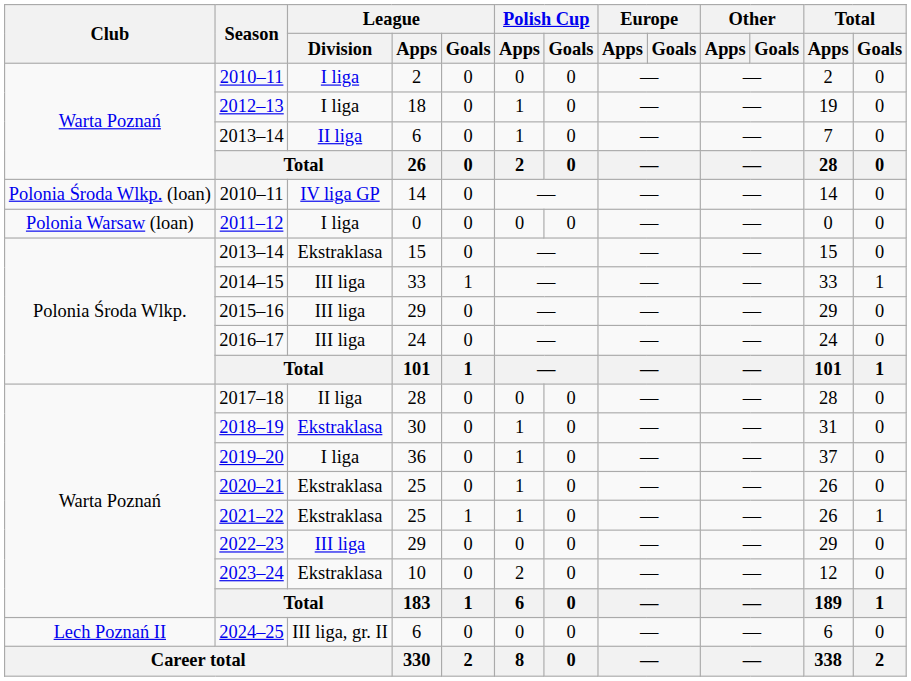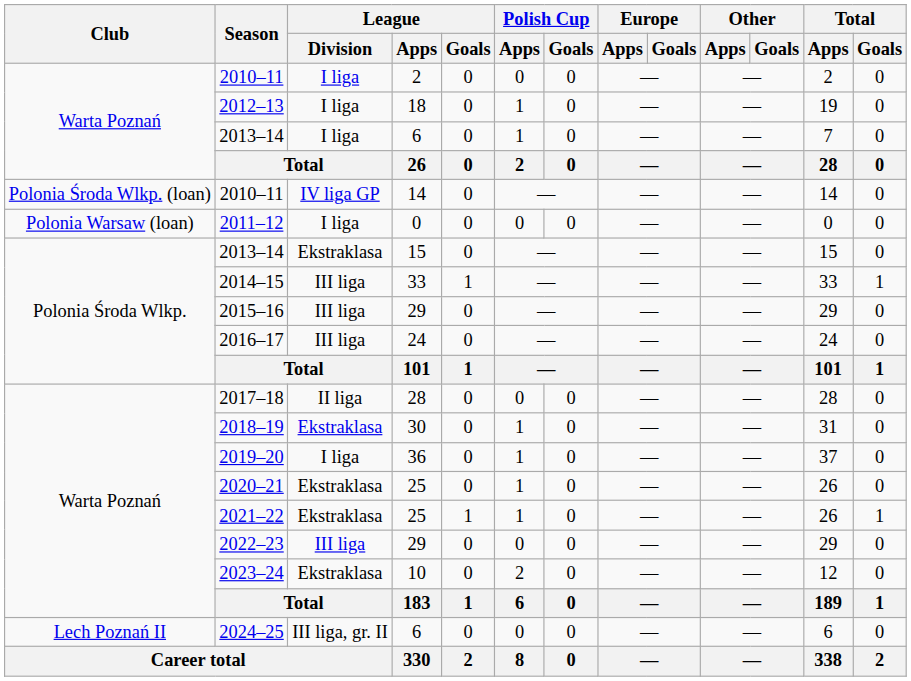(340, 135) II liga -> (340, 135) I liga
